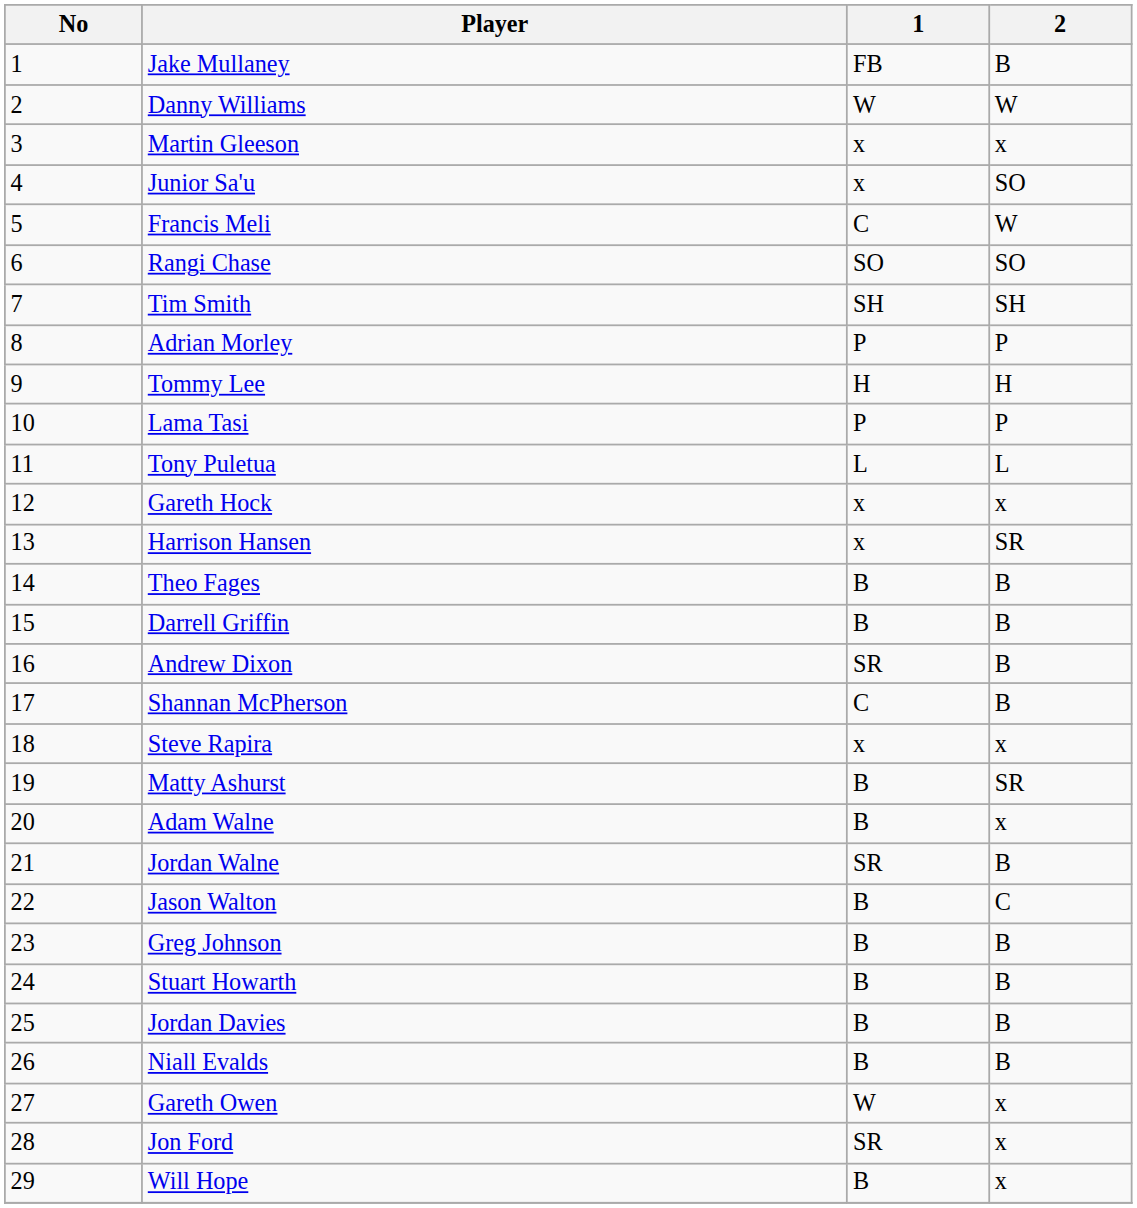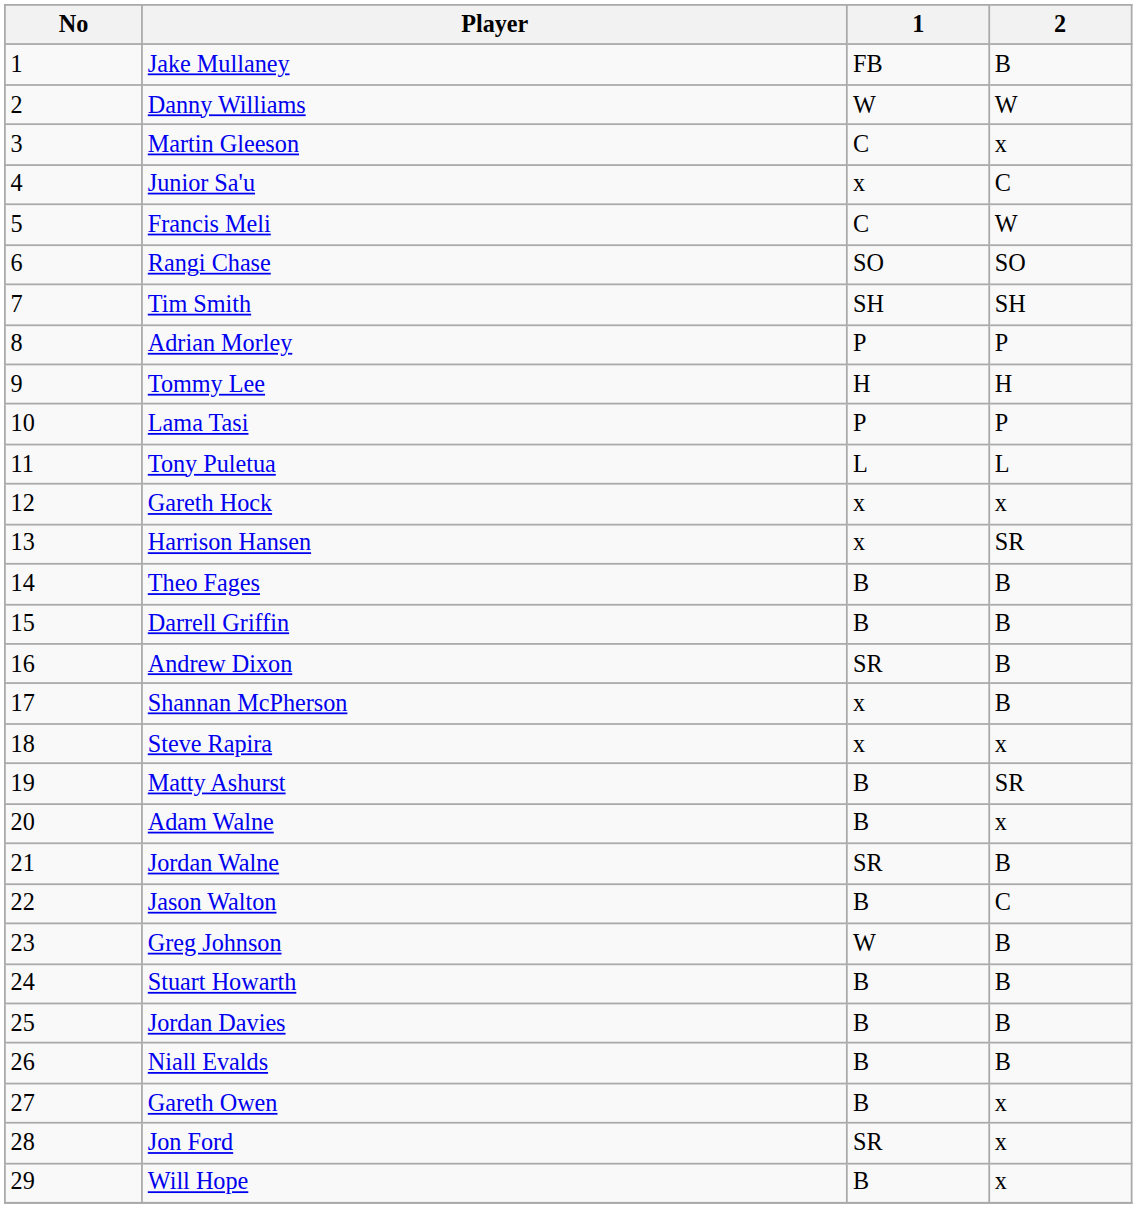(859, 143) x -> (861, 143) C
(1010, 183) SO -> (1003, 183) C
(861, 703) C -> (859, 703) x
(861, 942) B -> (865, 942) W
(865, 1102) W -> (861, 1102) B
